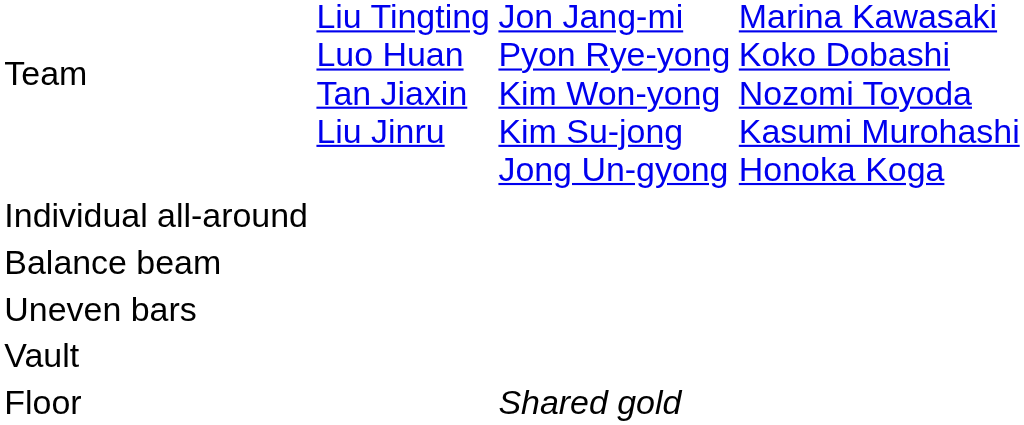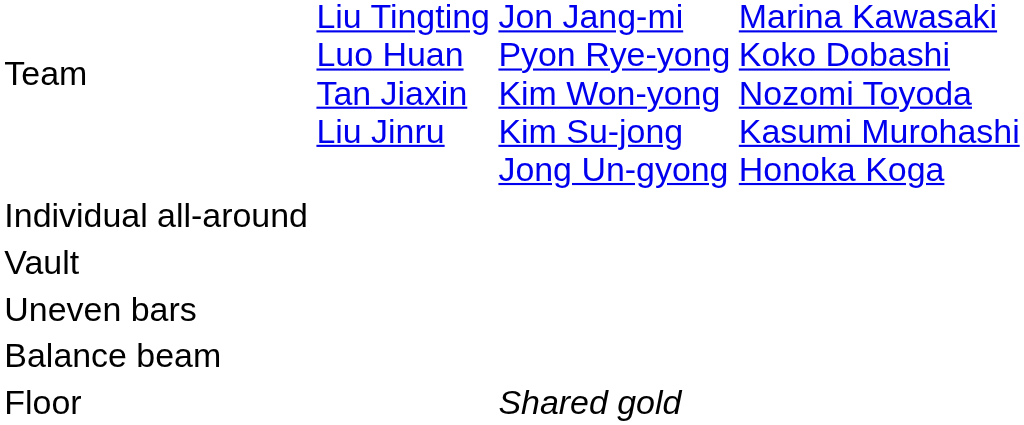rows swapped: (42, 356) <-> (113, 262)
